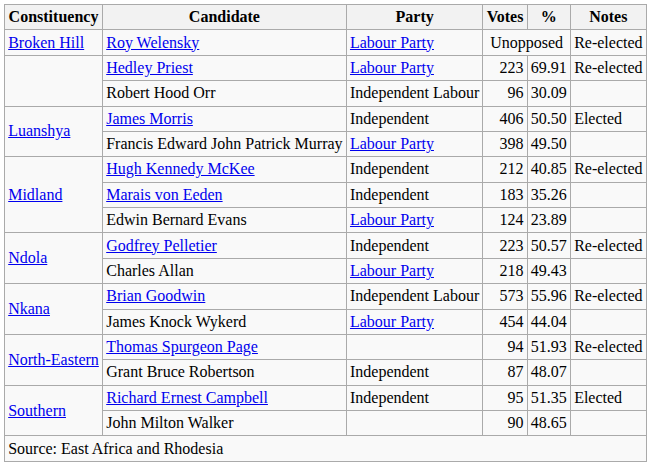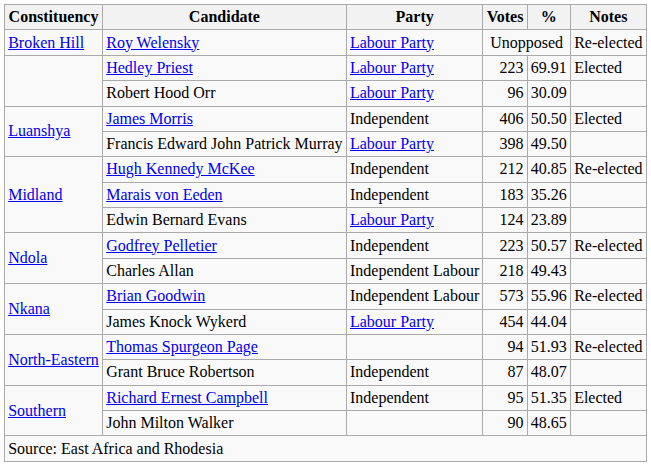(608, 67) Re-elected -> (598, 67) Elected
(415, 93) Independent Labour -> (392, 93) Labour Party
(392, 270) Labour Party -> (415, 270) Independent Labour
